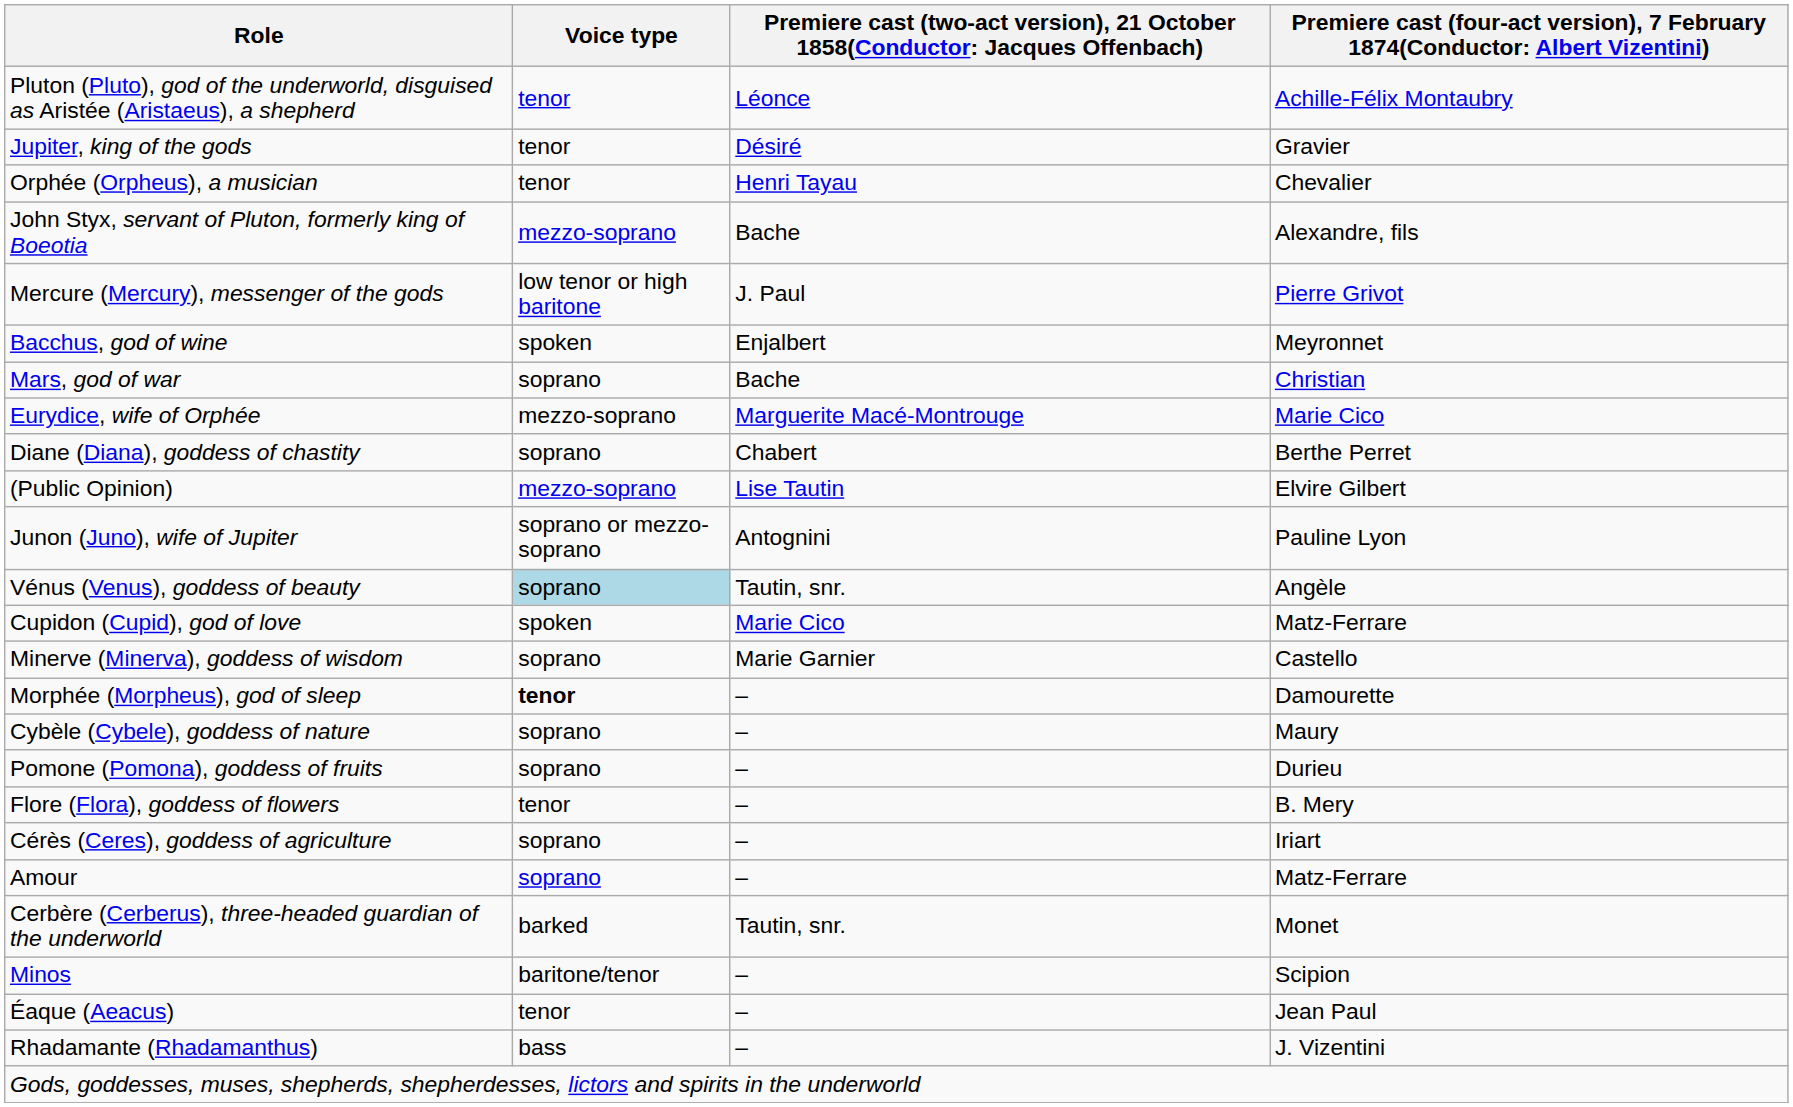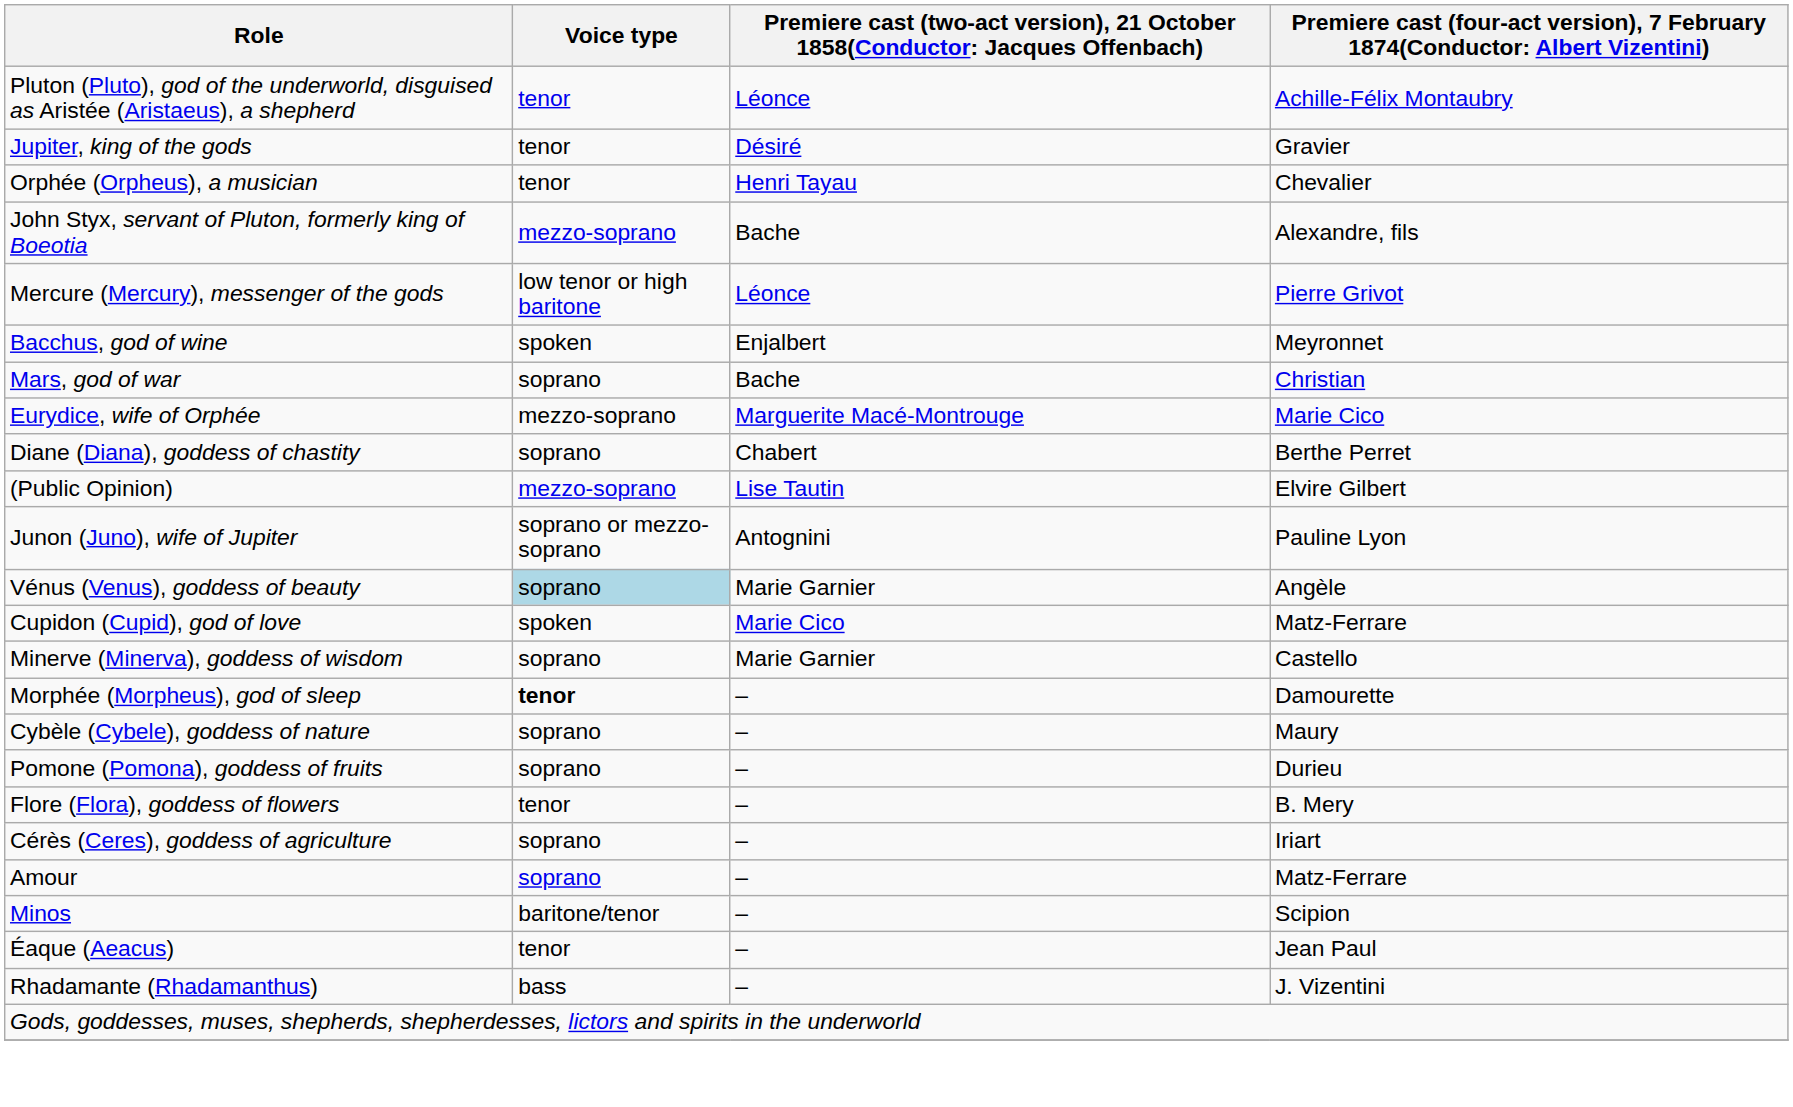(770, 294) J. Paul -> (773, 294) Léonce
(791, 586) Tautin, snr. -> (805, 586) Marie Garnier
- row: (244, 926)
